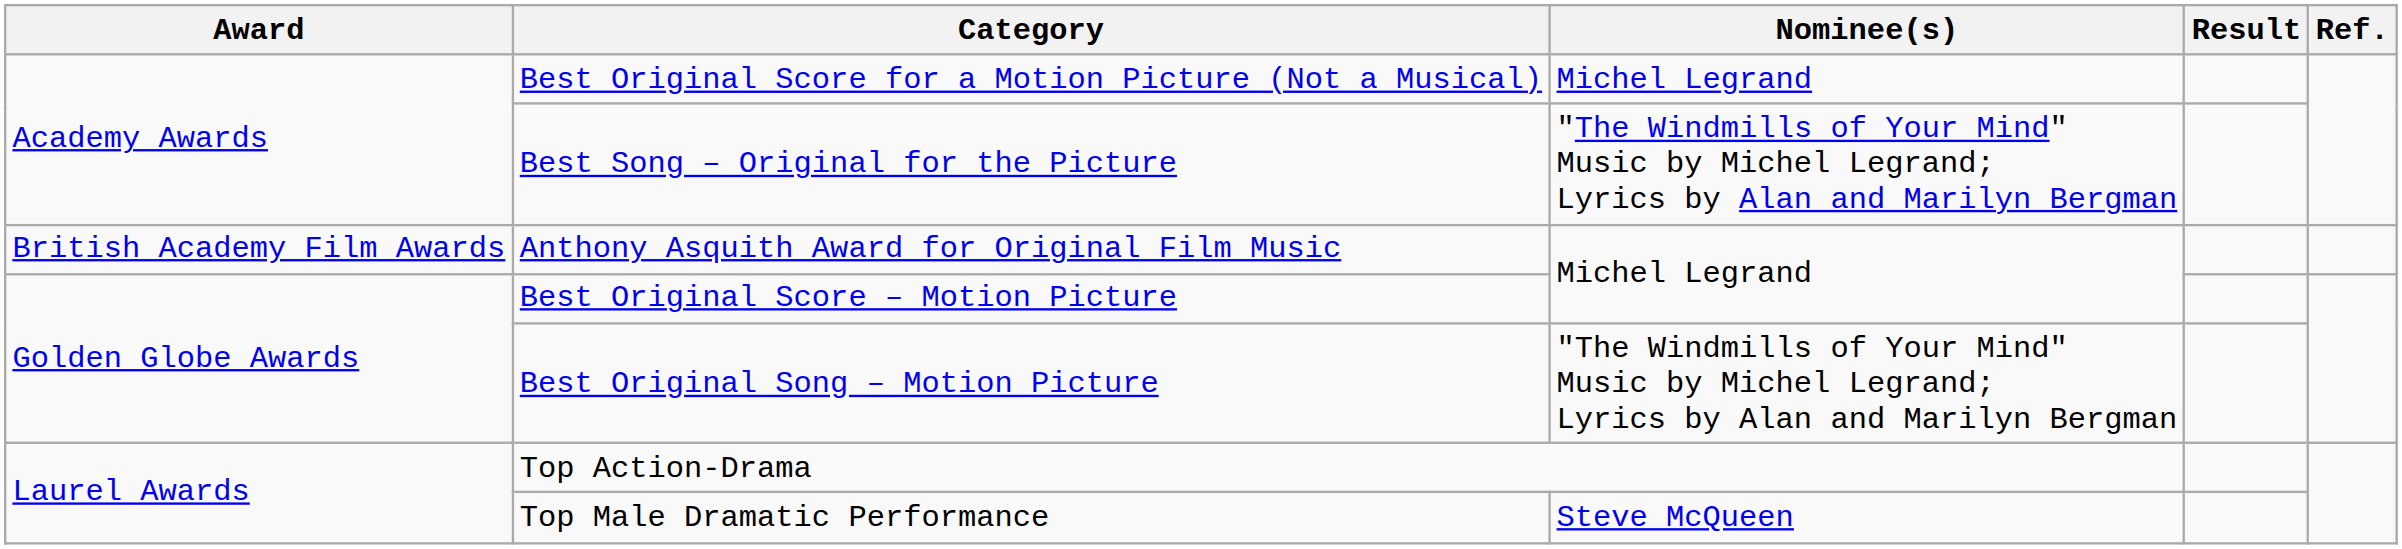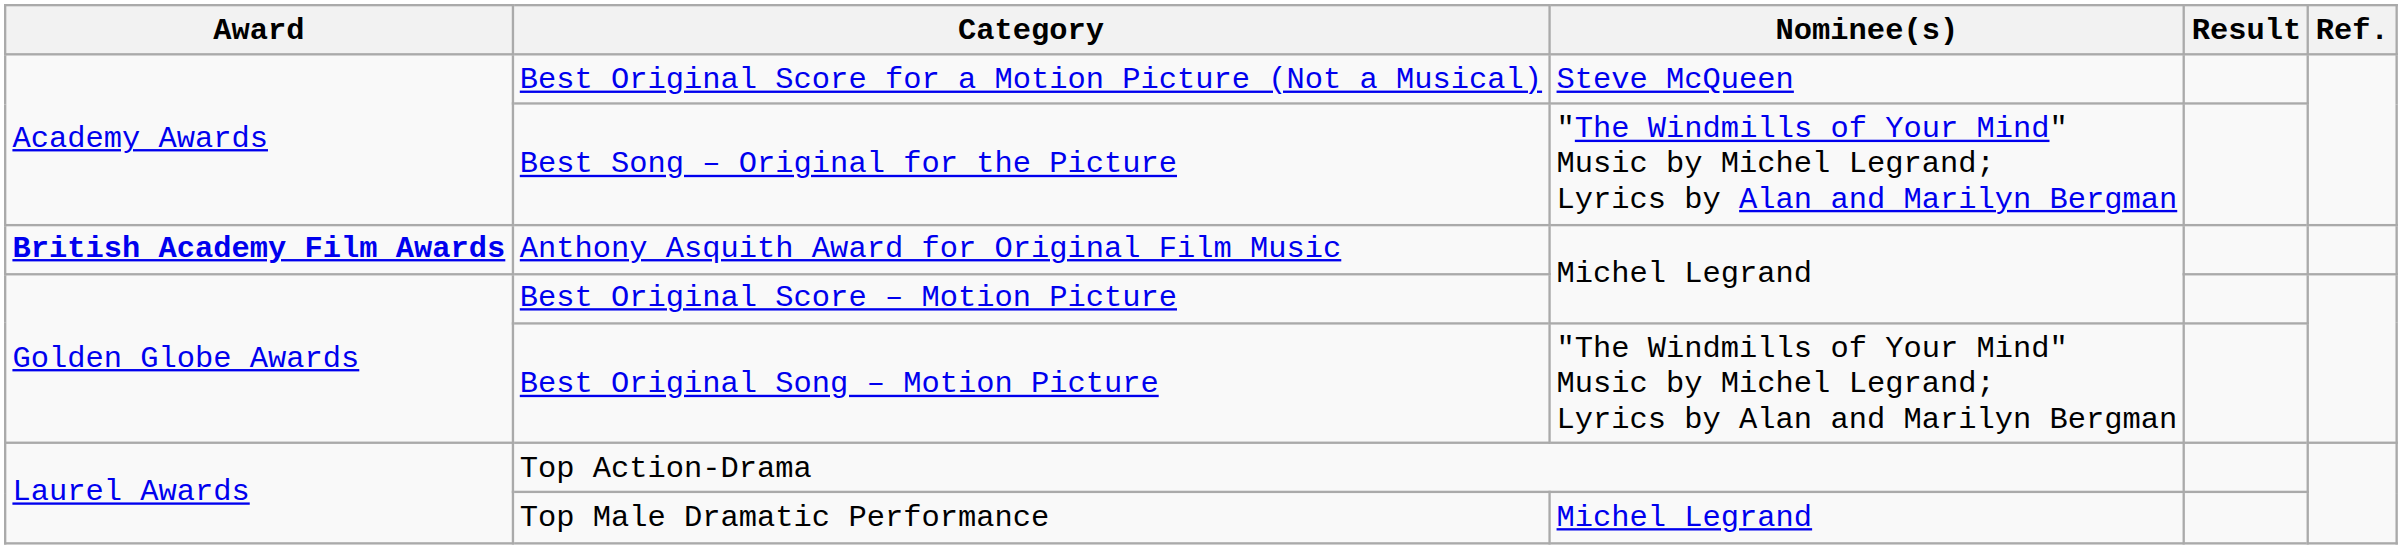(1684, 80) Michel Legrand -> (1675, 80) Steve McQueen
(259, 249) normal -> (259, 249) bold
(1675, 517) Steve McQueen -> (1684, 517) Michel Legrand
